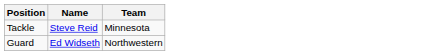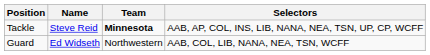+ column: (295, 12)
(127, 28) normal -> (129, 28) bold
